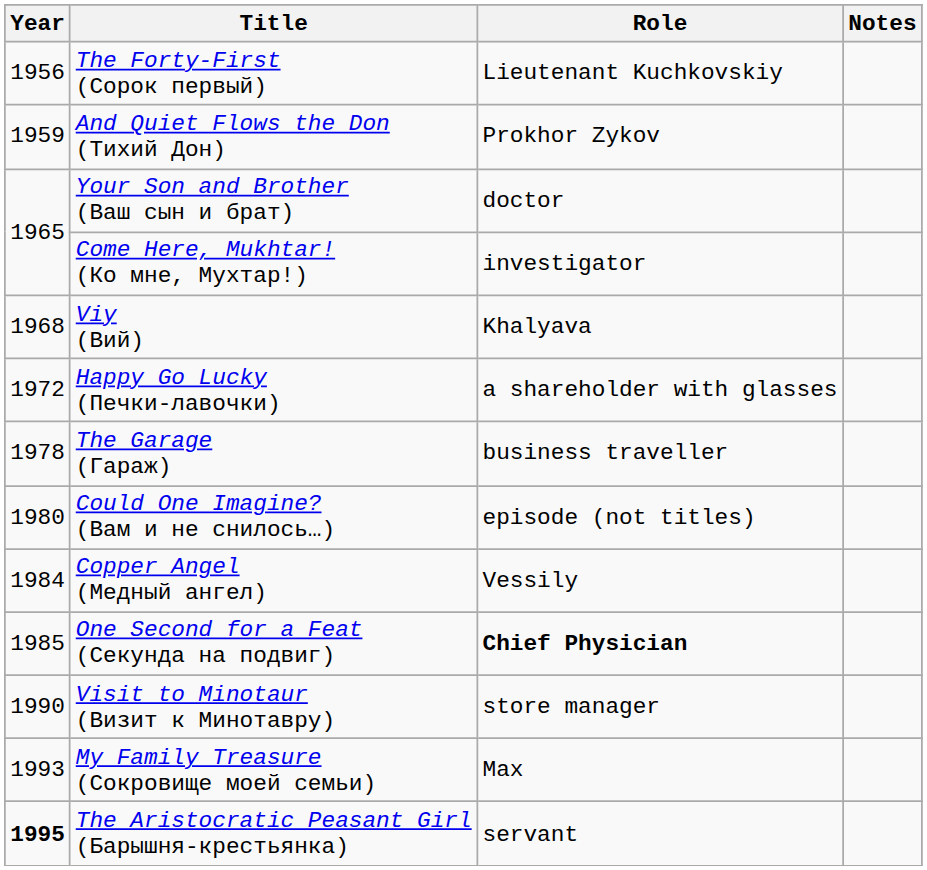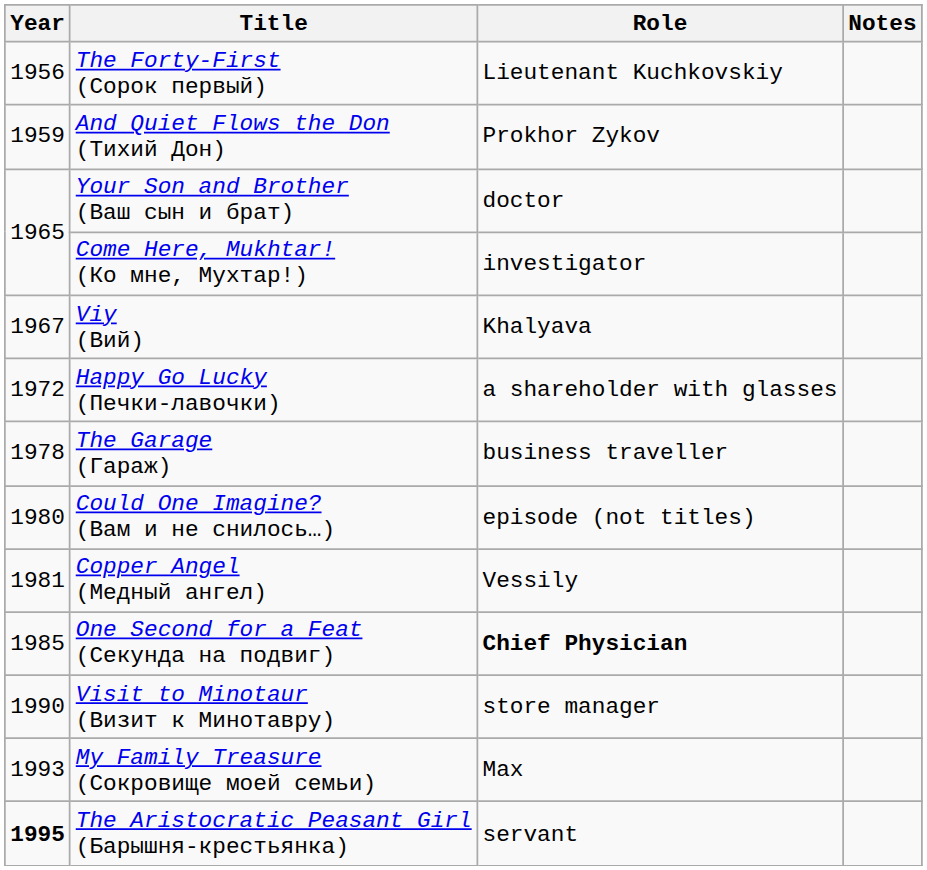(38, 327) 1968 -> (38, 327) 1967
(38, 580) 1984 -> (38, 580) 1981
